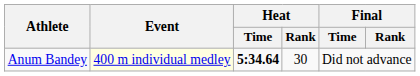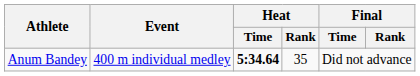(162, 60) lightyellow background -> (162, 60) no background
(301, 60) 30 -> (301, 60) 35
